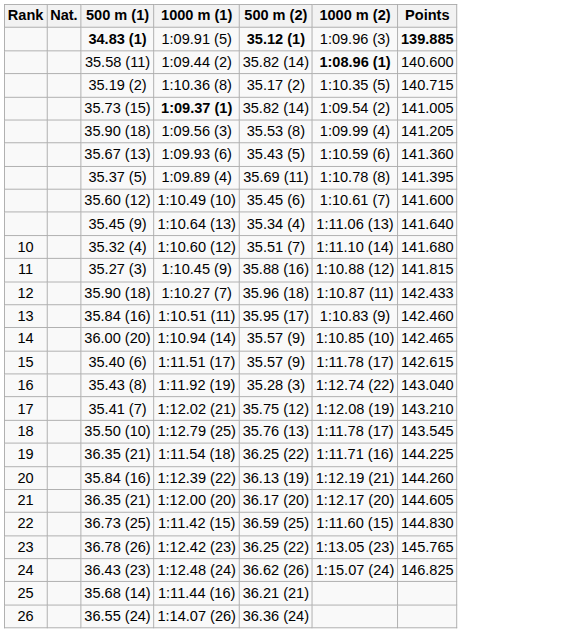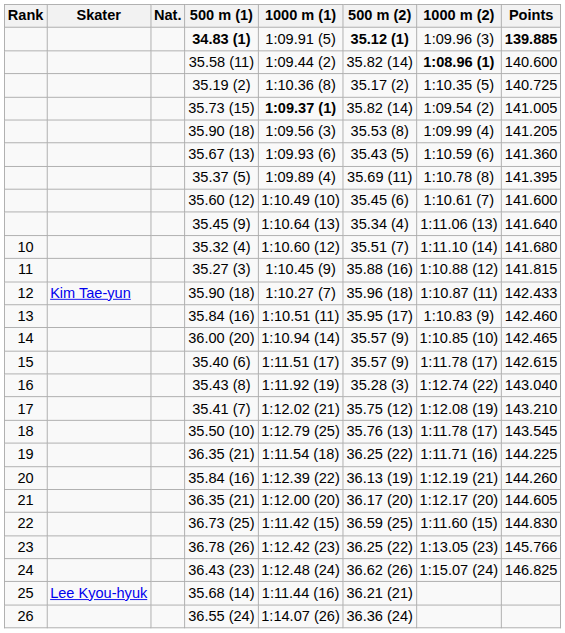+ column: (99, 16)
(427, 85) 140.715 -> (531, 85) 140.725
(427, 547) 145.765 -> (531, 547) 145.766
